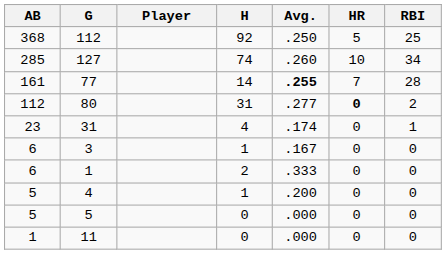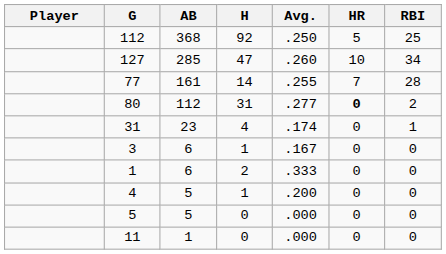columns swapped: (167, 16) <-> (33, 16)
(245, 60) 74 -> (245, 60) 47
(301, 82) bold -> (301, 82) normal
